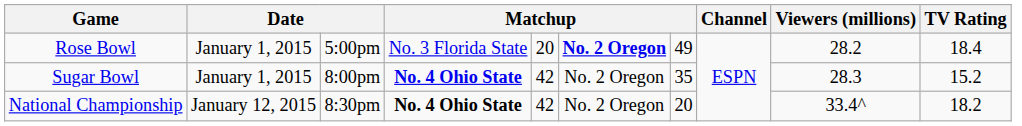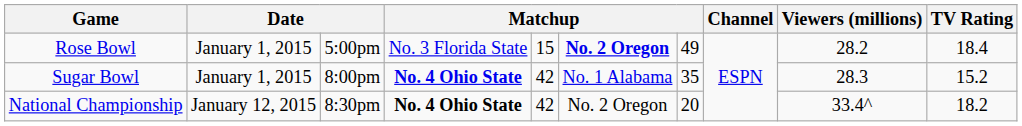(545, 47) 20 -> (545, 47) 15
(614, 76) No. 2 Oregon -> (617, 76) No. 1 Alabama
